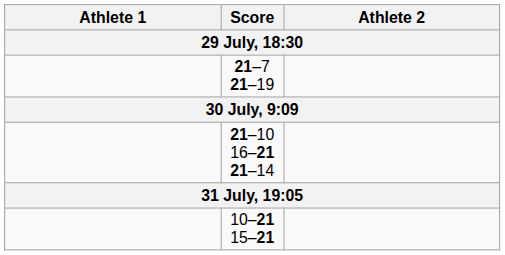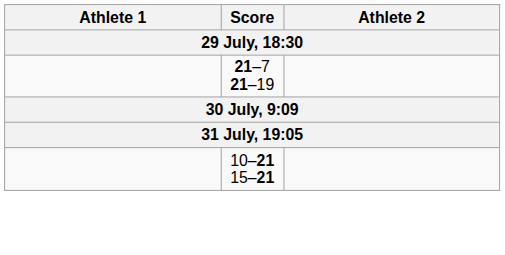- row: (252, 153)
